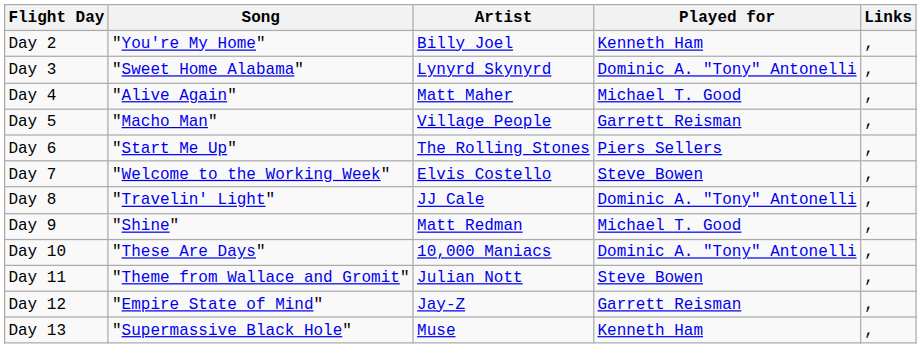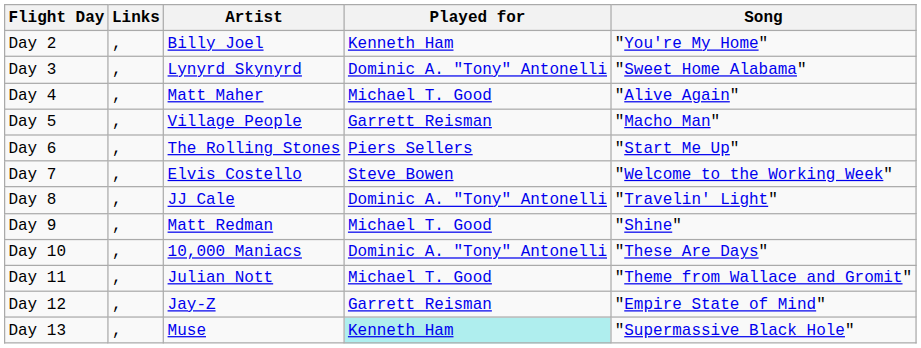columns swapped: (261, 18) <-> (888, 18)
(650, 278) Steve Bowen -> (420, 278) Michael T. Good
(650, 330) no background -> (401, 330) paleturquoise background
